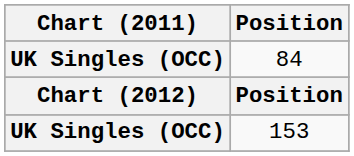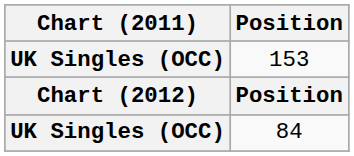rows swapped: (289, 60) <-> (289, 132)
